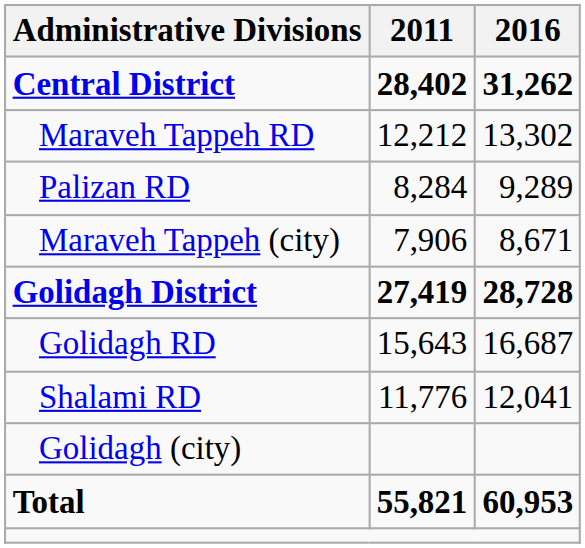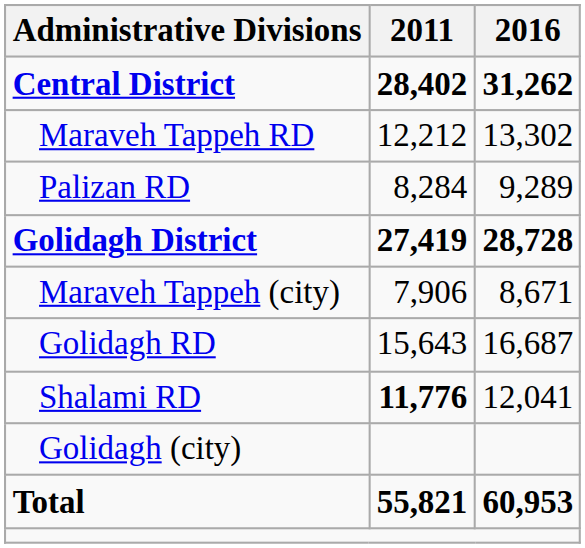rows swapped: (189, 239) <-> (135, 291)
(423, 396) normal -> (423, 396) bold
